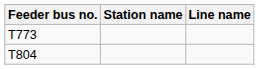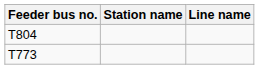rows swapped: (22, 35) <-> (22, 55)
